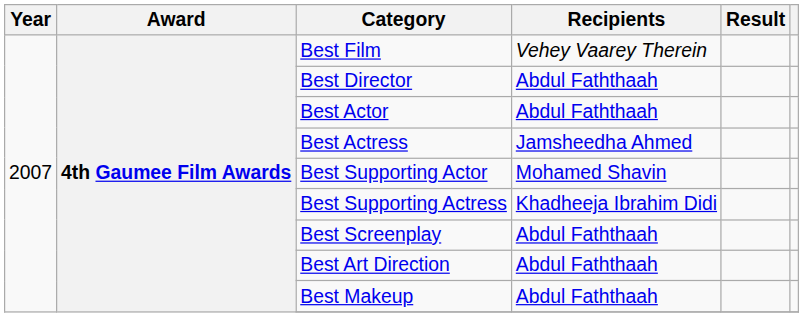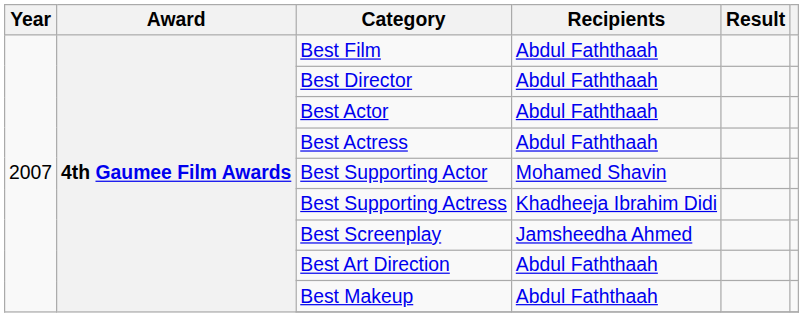(611, 50) Vehey Vaarey Therein -> (587, 50) Abdul Faththaah
(604, 142) Jamsheedha Ahmed -> (587, 142) Abdul Faththaah
(587, 234) Abdul Faththaah -> (604, 234) Jamsheedha Ahmed
